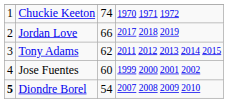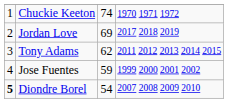(106, 32) 66 -> (106, 32) 69
(106, 70) 60 -> (106, 70) 59
